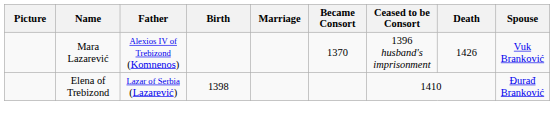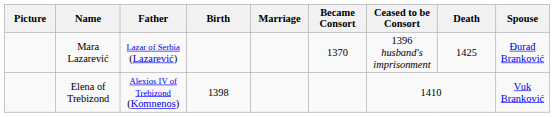(153, 53) Alexios IV of Trebizond (Komnenos) -> (153, 53) Lazar of Serbia (Lazarević)
(466, 52) 1426 -> (466, 52) 1425
(522, 52) Vuk Branković -> (522, 52) Đurađ Branković
(153, 87) Lazar of Serbia (Lazarević) -> (153, 93) Alexios IV of Trebizond (Komnenos)
(522, 86) Đurađ Branković -> (522, 92) Vuk Branković
